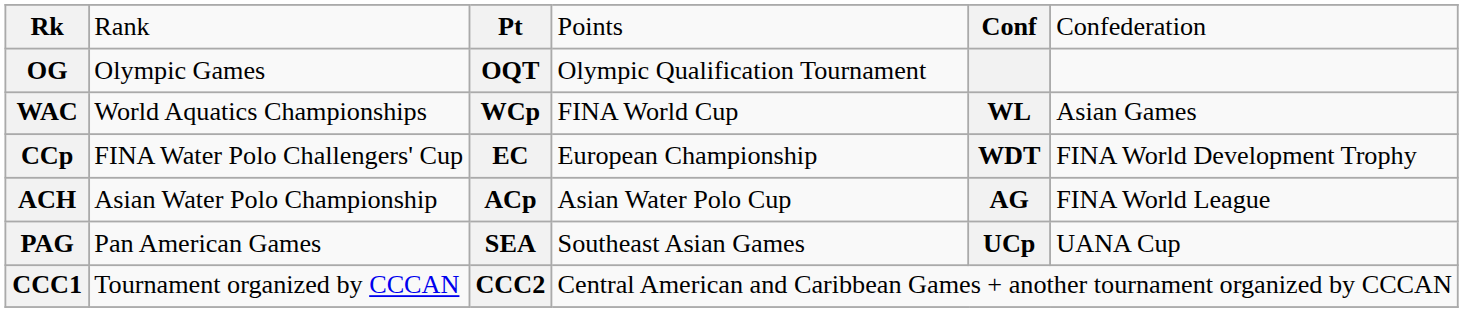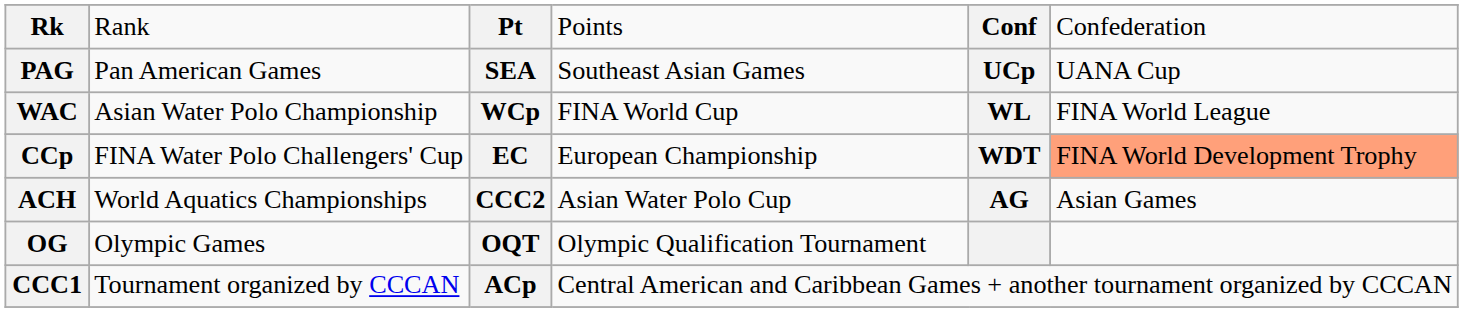rows swapped: (47, 69) <-> (47, 242)
(261, 112) World Aquatics Championships -> (266, 112) Asian Water Polo Championship
(1126, 112) Asian Games -> (1163, 112) FINA World League
(1237, 156) no background -> (1237, 156) lightsalmon background
(266, 199) Asian Water Polo Championship -> (261, 199) World Aquatics Championships
(510, 199) ACp -> (510, 199) CCC2
(1163, 199) FINA World League -> (1126, 199) Asian Games
(510, 285) CCC2 -> (510, 285) ACp
